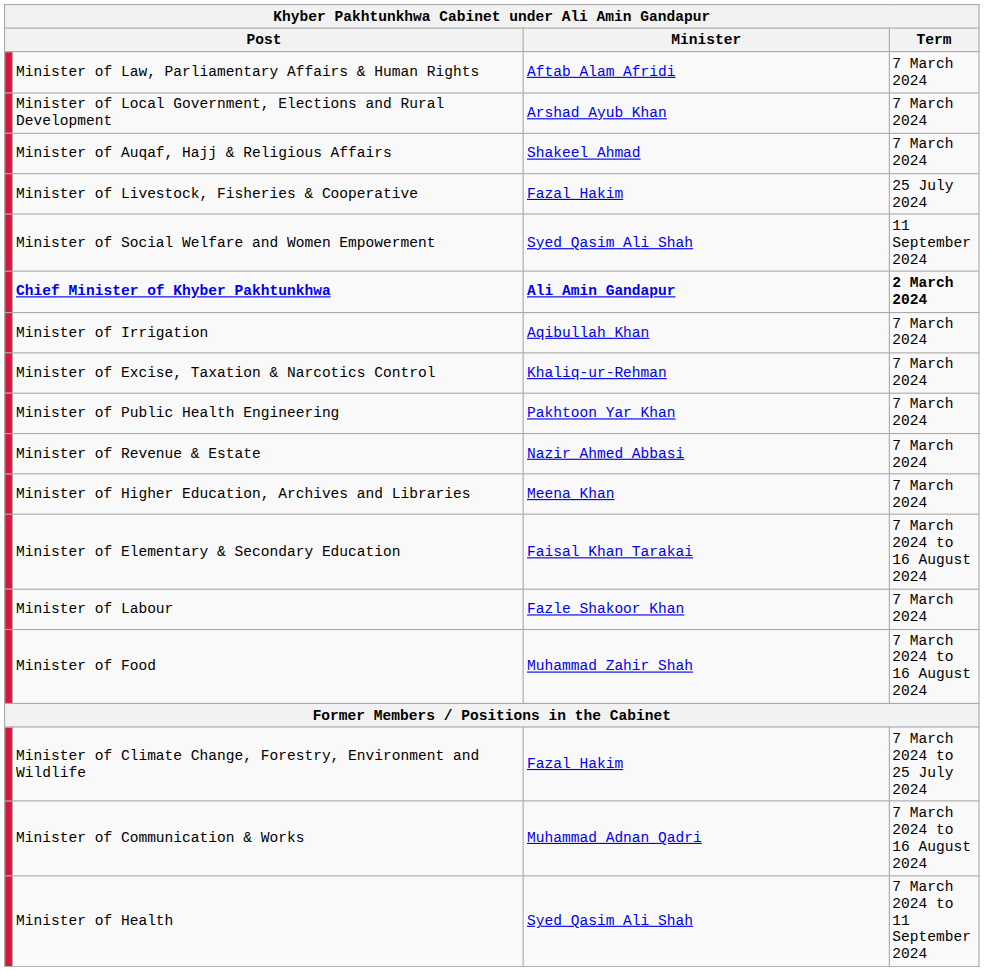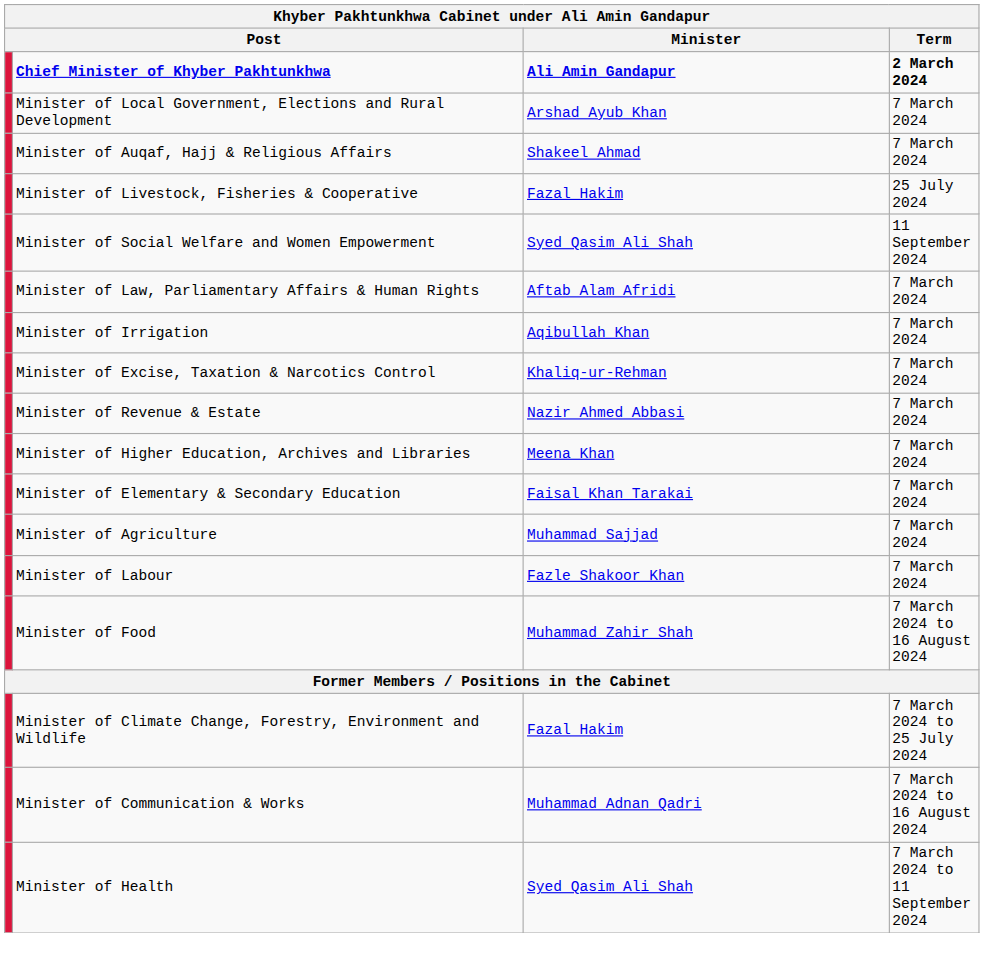rows swapped: (173, 292) <-> (248, 72)
- row: (178, 413)
(932, 552) 7 March 2024 to 16 August 2024 -> (923, 494) 7 March 2024
+ row: (117, 535)
